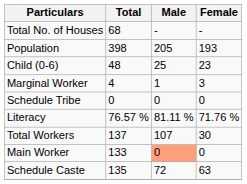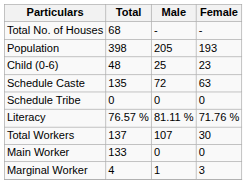rows swapped: (46, 170) <-> (47, 83)
(157, 153) lightsalmon background -> (157, 153) no background
